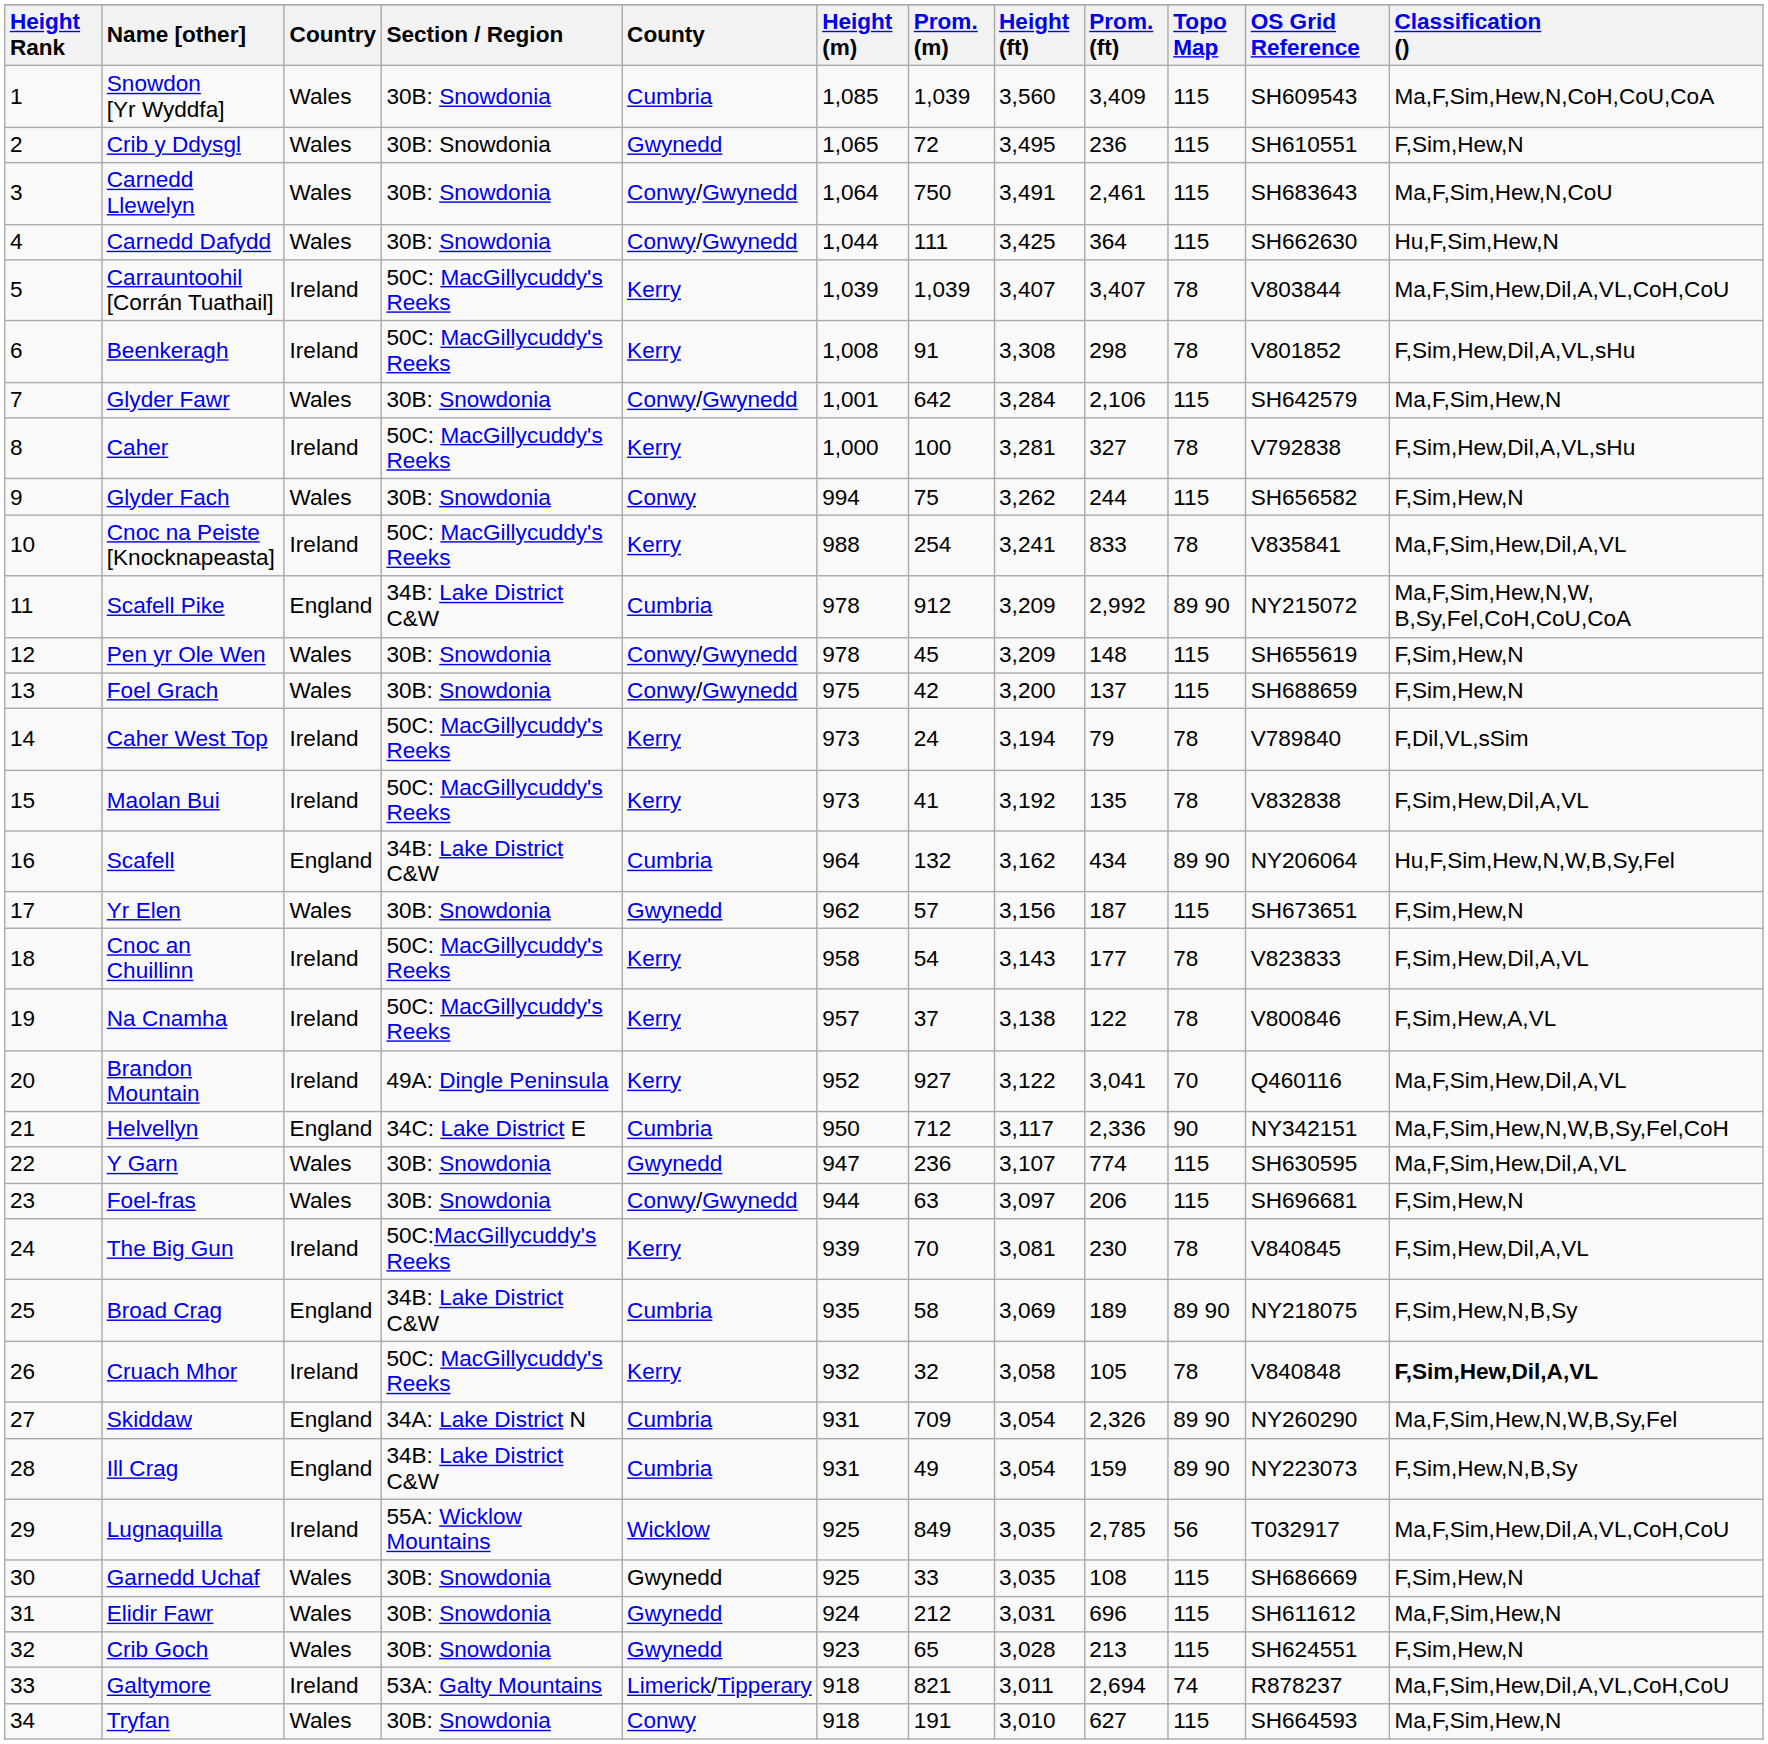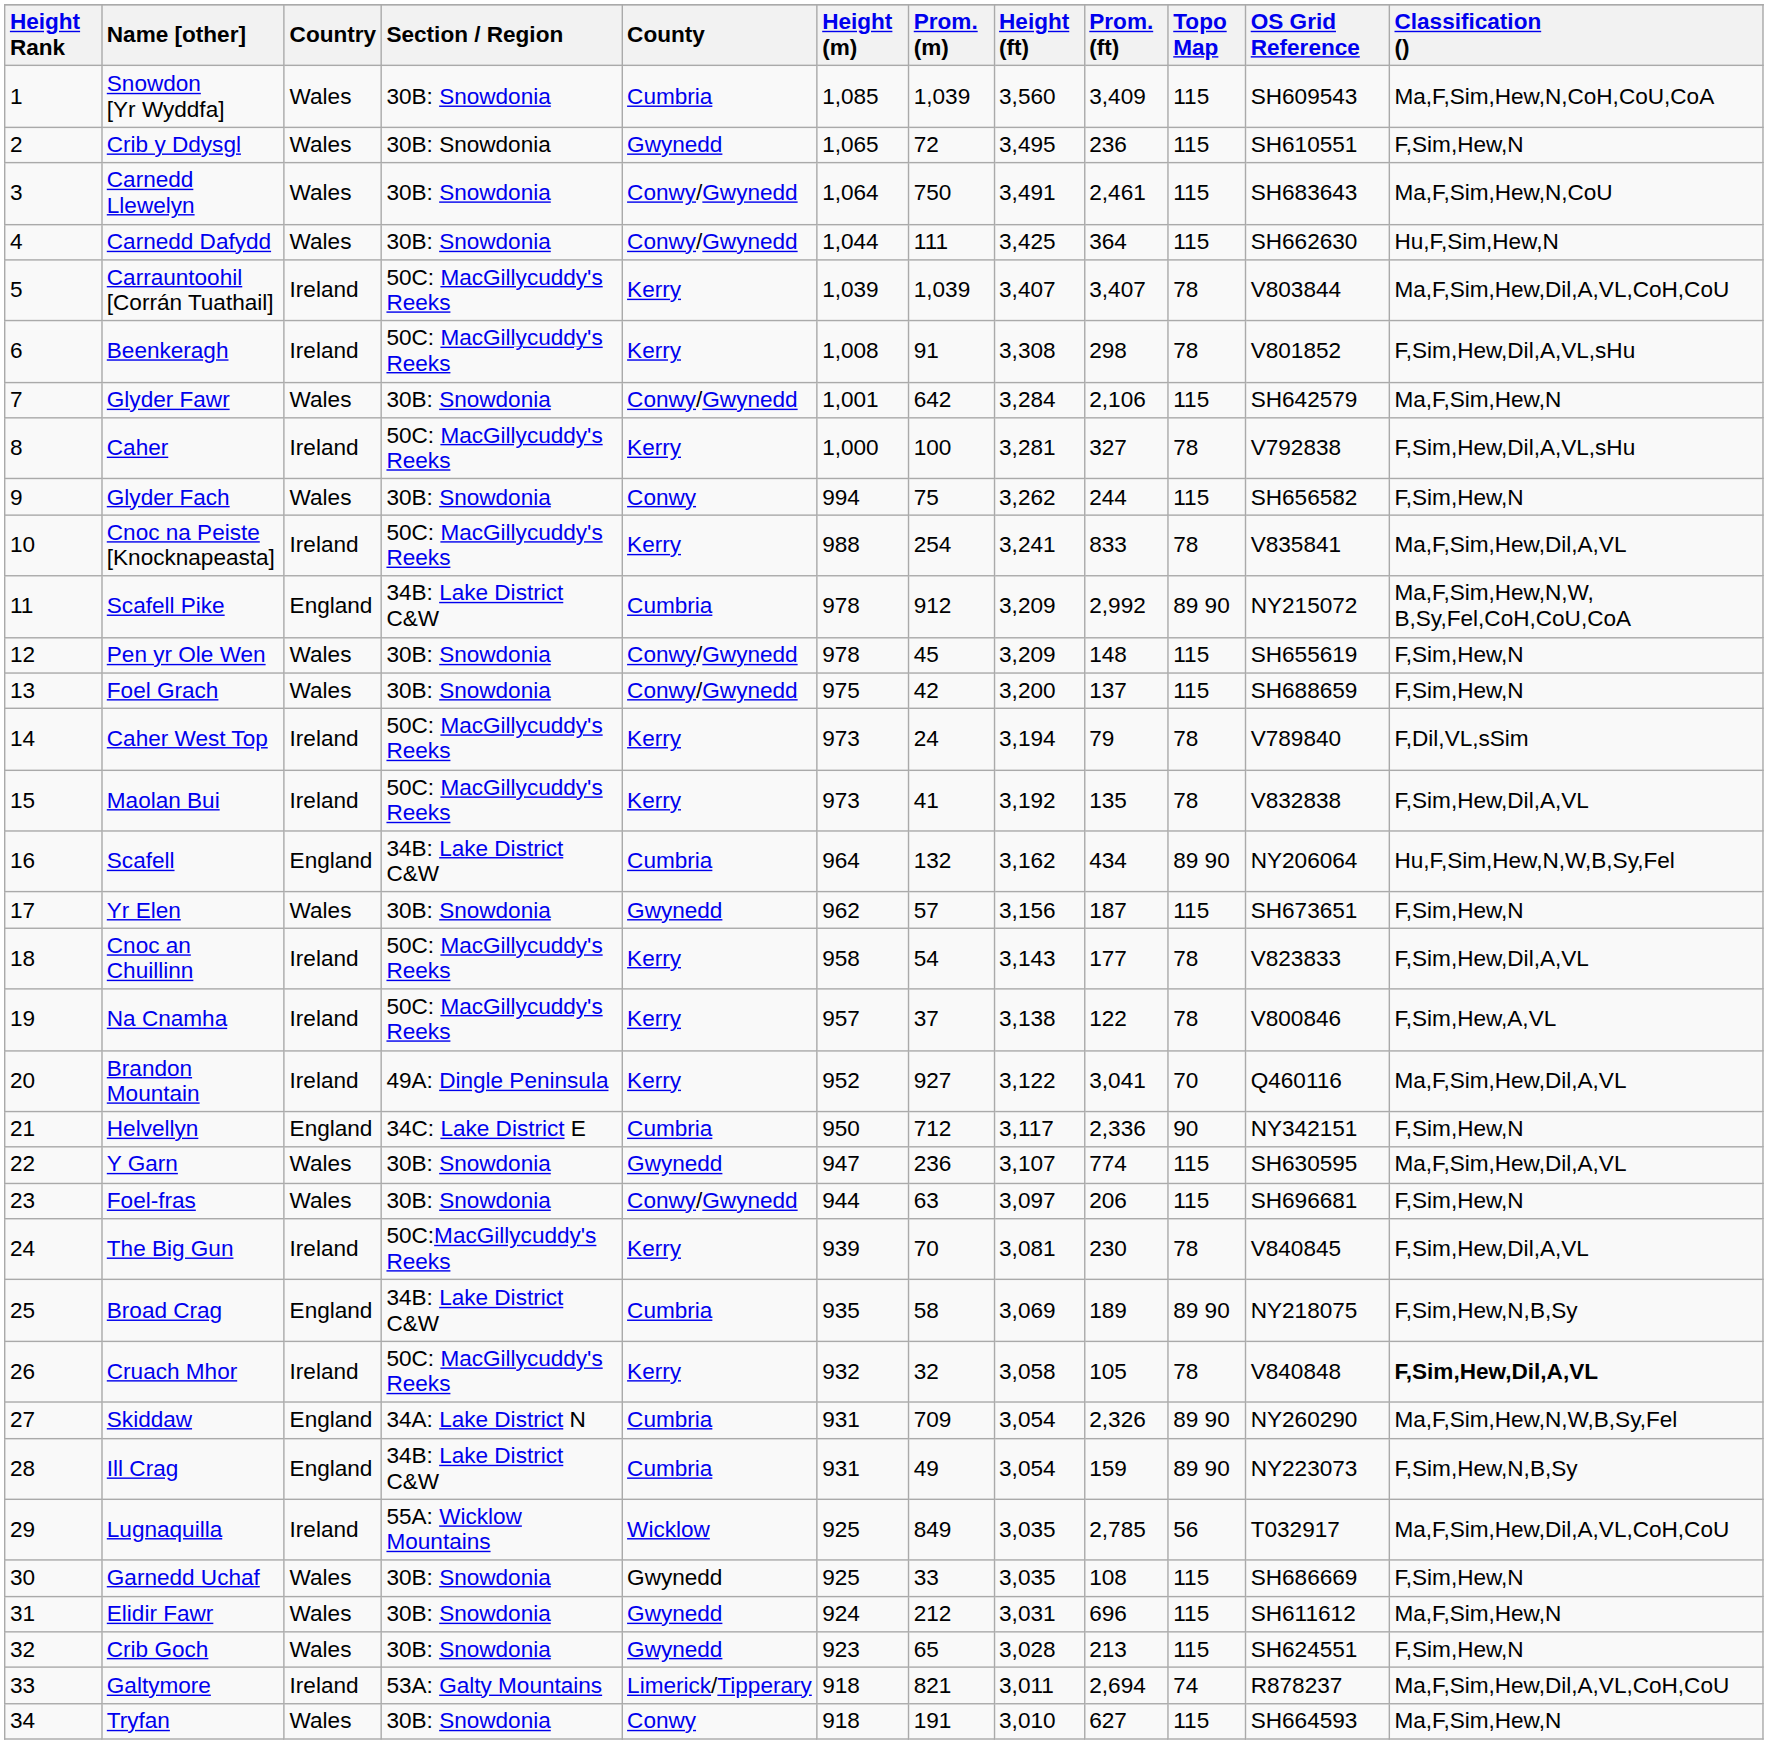(1562, 1129) Ma,F,Sim,Hew,N,W,B,Sy,Fel,CoH -> (1459, 1129) F,Sim,Hew,N
